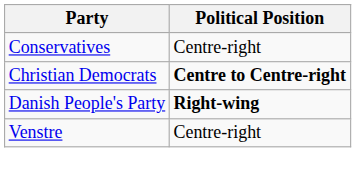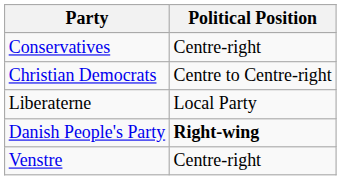(260, 75) bold -> (253, 75) normal
+ row: (50, 103)
